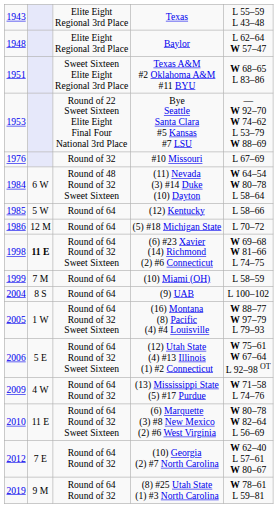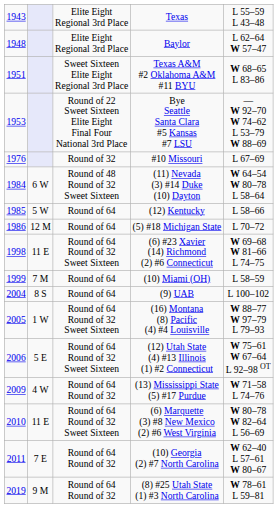(40, 252) bold -> (40, 252) normal
(16, 459) 2012 -> (16, 459) 2011
